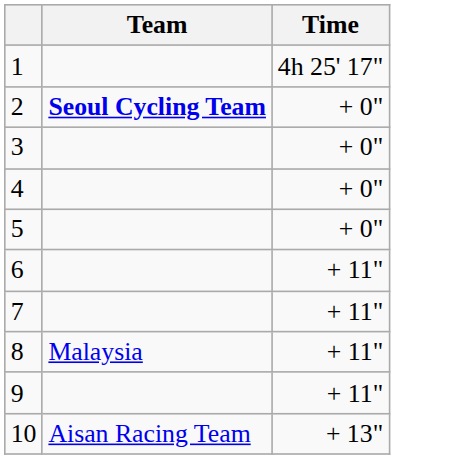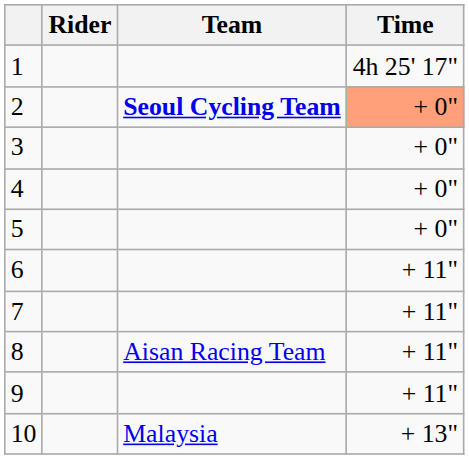+ column: (80, 24)
(361, 106) no background -> (436, 106) lightsalmon background
(96, 351) Malaysia -> (224, 351) Aisan Racing Team
(150, 433) Aisan Racing Team -> (170, 433) Malaysia
